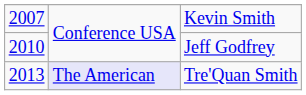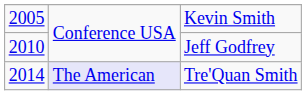(27, 18) 2007 -> (27, 18) 2005
(27, 75) 2013 -> (27, 75) 2014
